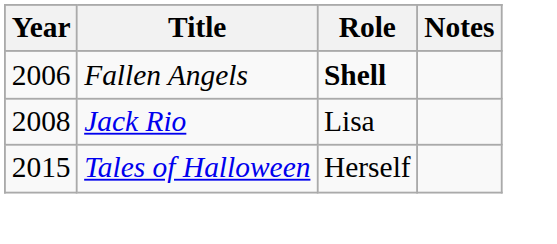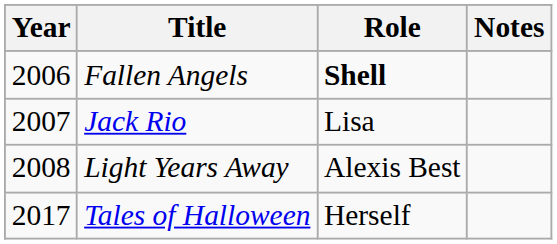(41, 121) 2008 -> (41, 121) 2007
+ row: (186, 167)
(41, 167) 2015 -> (41, 214) 2017
